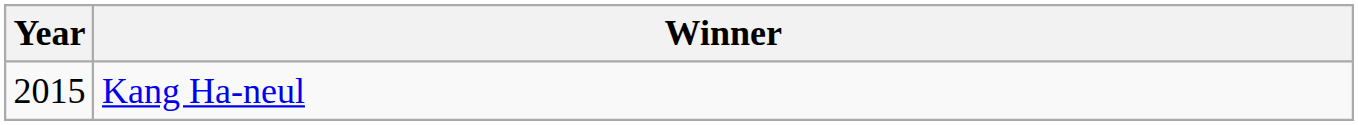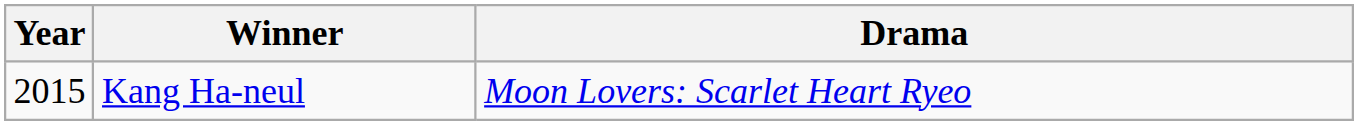+ column: (914, 33)
